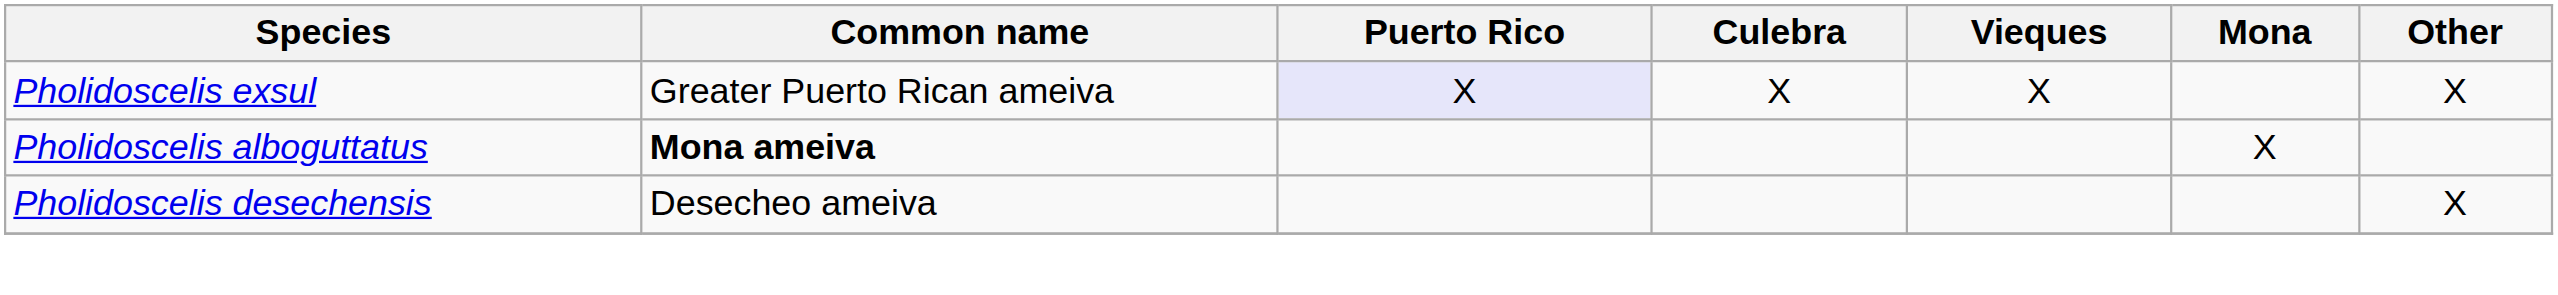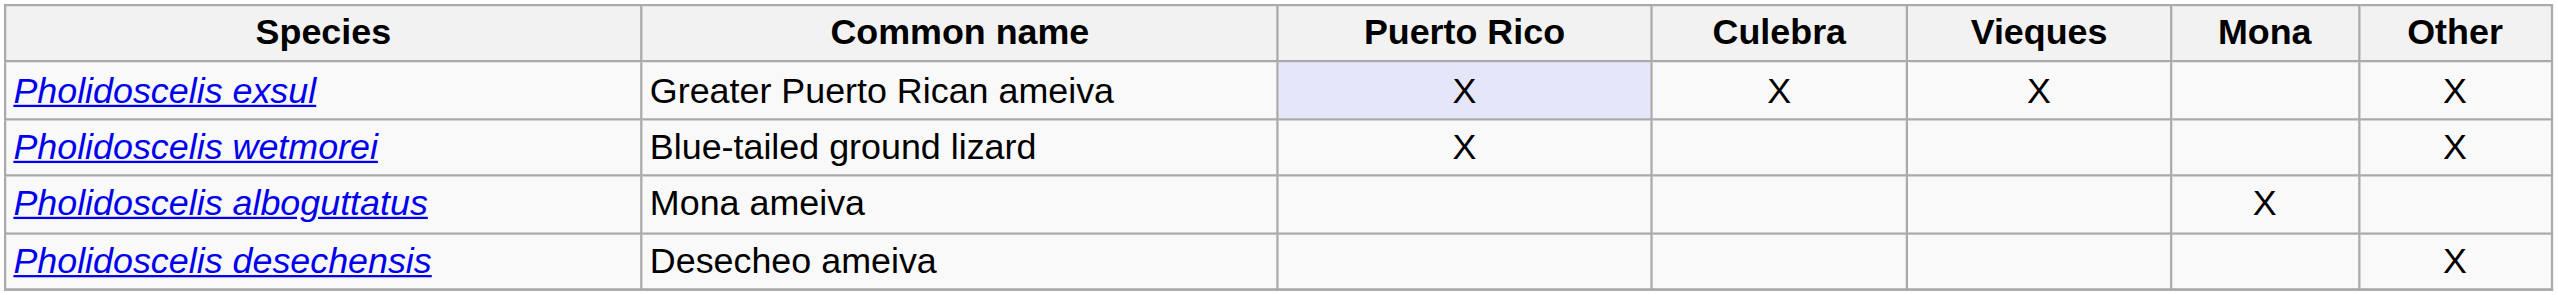+ row: (196, 146)
(762, 146) bold -> (757, 203) normal
